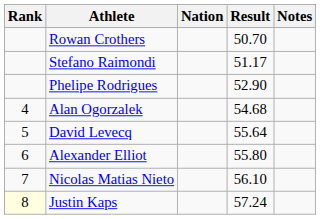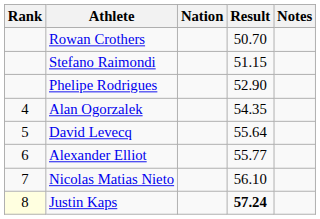(250, 62) 51.17 -> (250, 62) 51.15
(250, 109) 54.68 -> (250, 109) 54.35
(250, 156) 55.80 -> (250, 156) 55.77
(250, 202) normal -> (250, 202) bold
